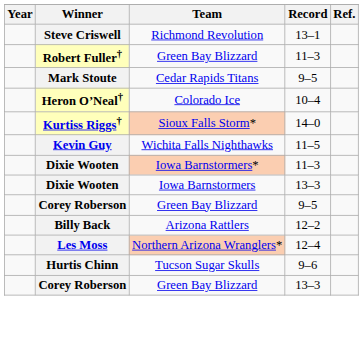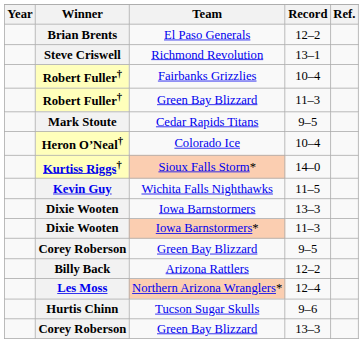+ row: (207, 34)
+ row: (207, 76)
rows swapped: (207, 185) <-> (207, 165)
